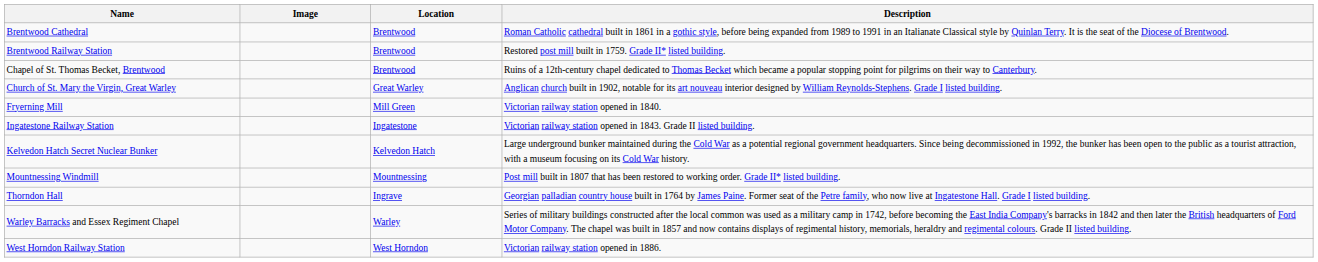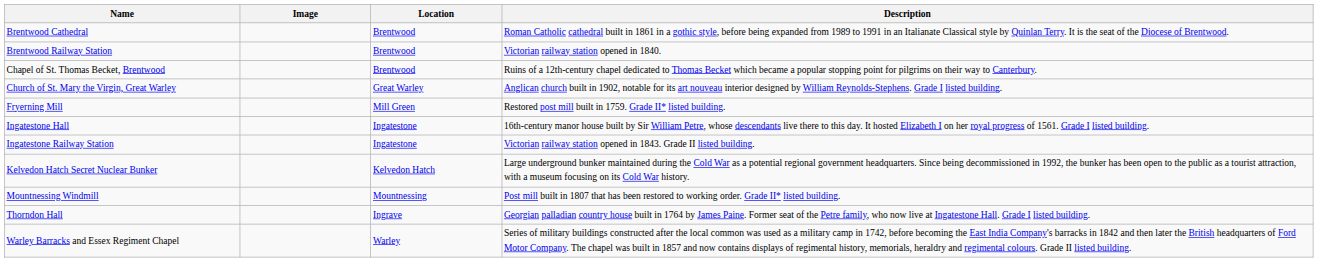(615, 51) Restored post mill built in 1759. Grade II* listed building. -> (582, 51) Victorian railway station opened in 1840.
(582, 107) Victorian railway station opened in 1840. -> (615, 107) Restored post mill built in 1759. Grade II* listed building.
+ row: (38, 126)
- row: (66, 248)
